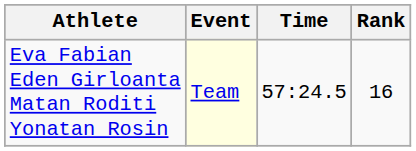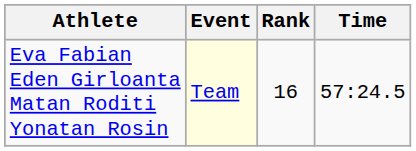columns swapped: (304, 22) <-> (381, 22)
